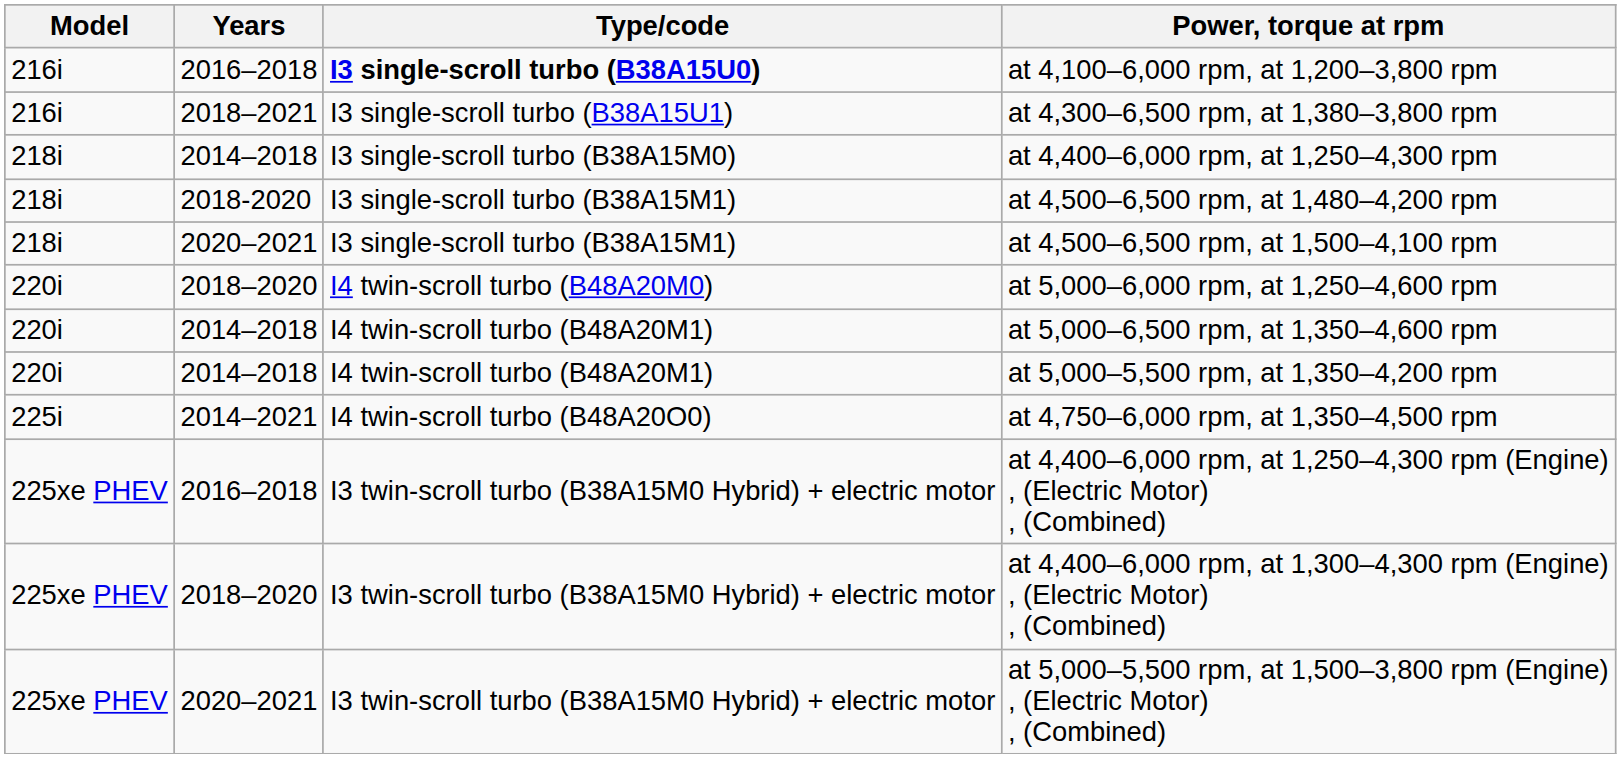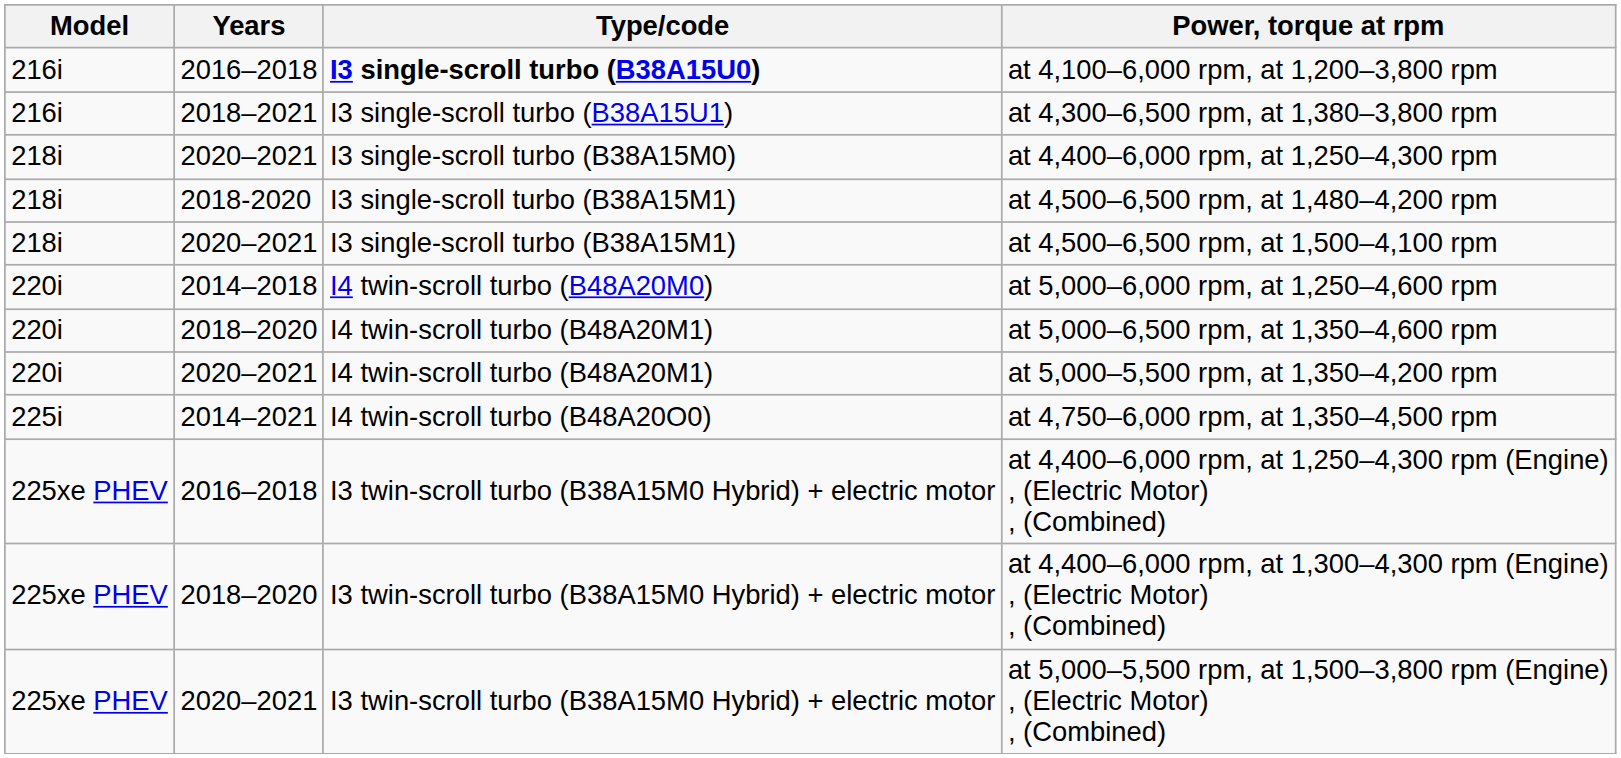(249, 156) 2014–2018 -> (249, 156) 2020–2021
(249, 286) 2018–2020 -> (249, 286) 2014–2018
(249, 329) 2014–2018 -> (249, 329) 2018–2020
(249, 373) 2014–2018 -> (249, 373) 2020–2021
